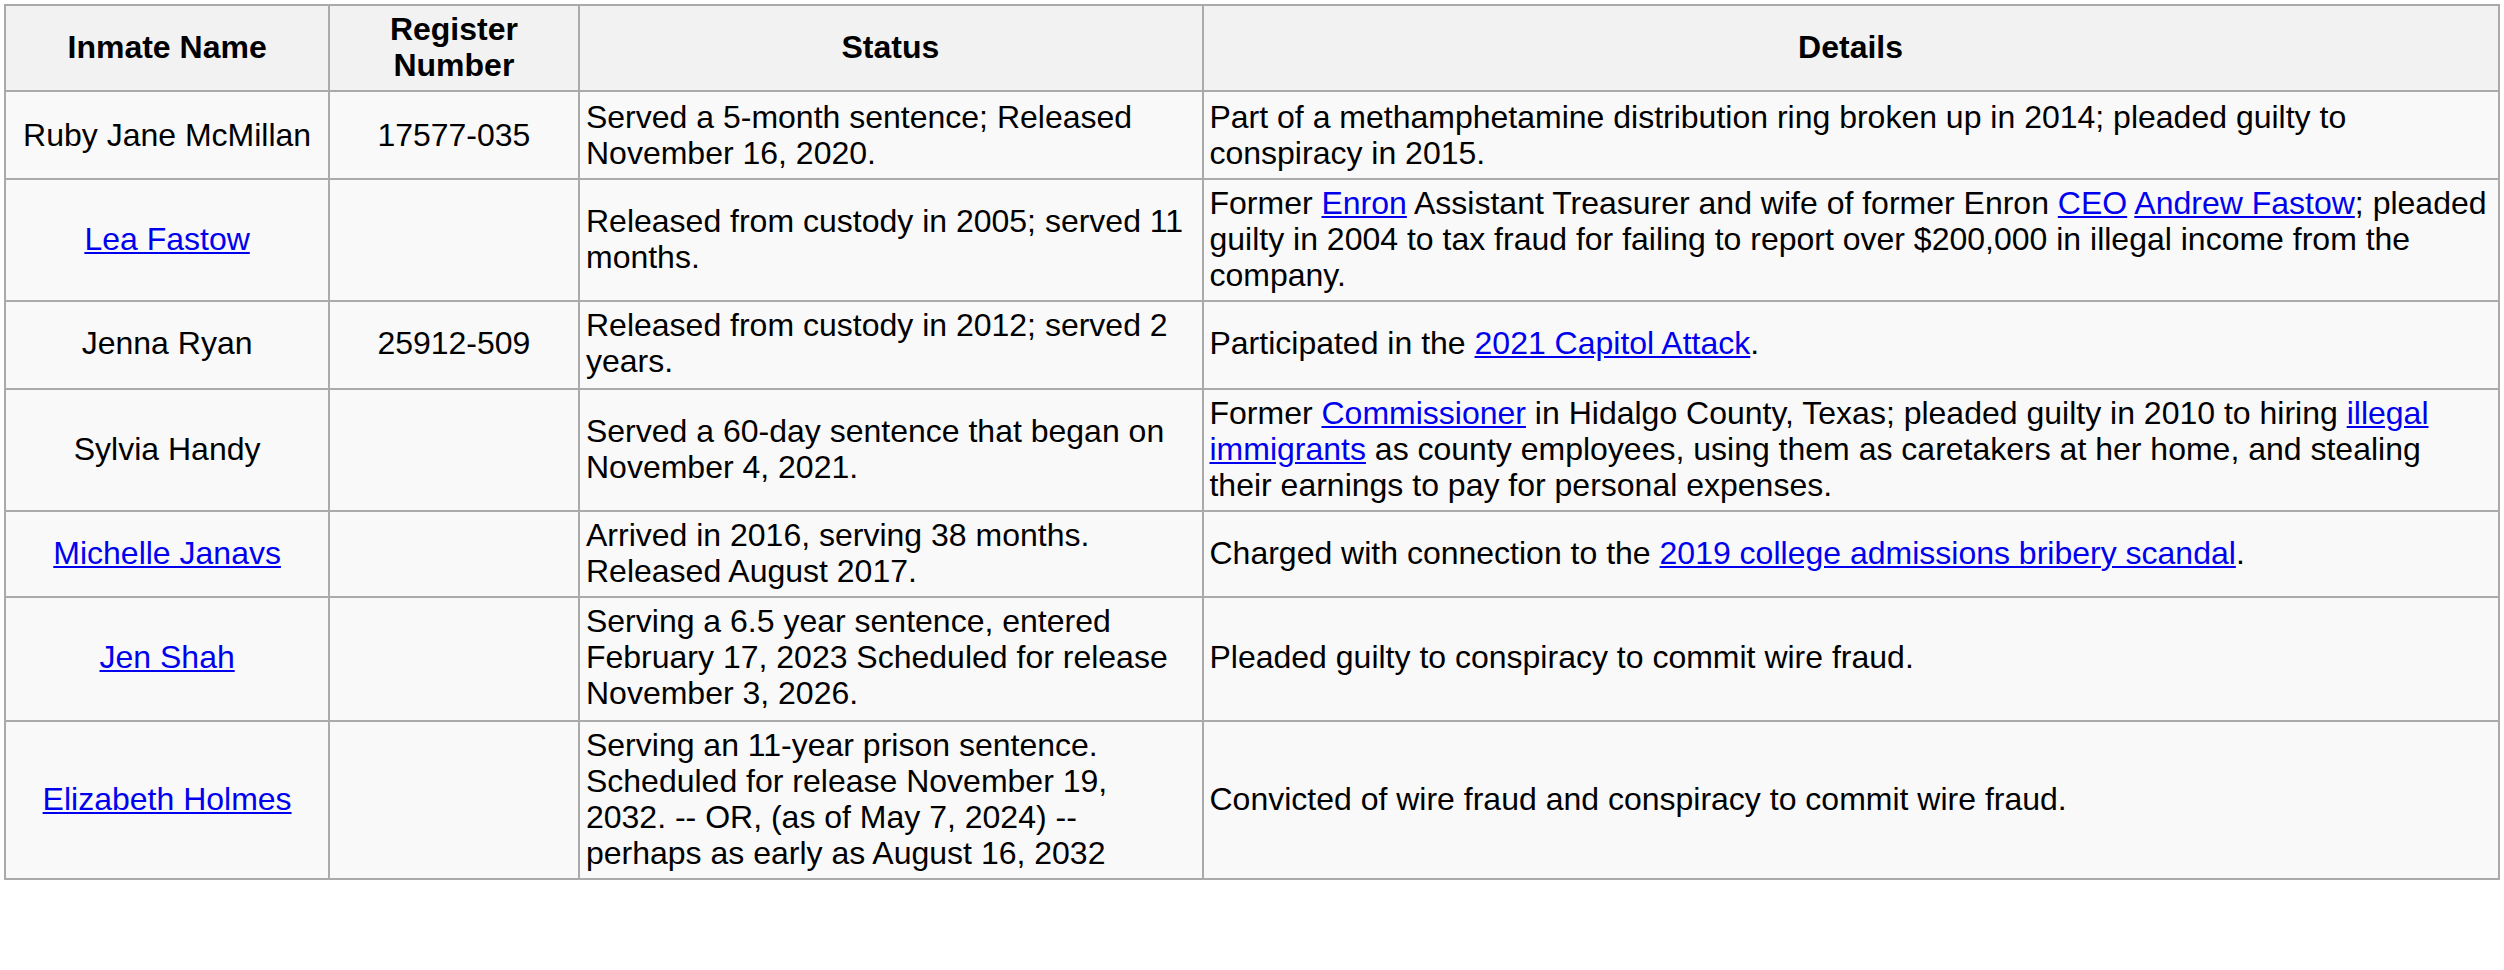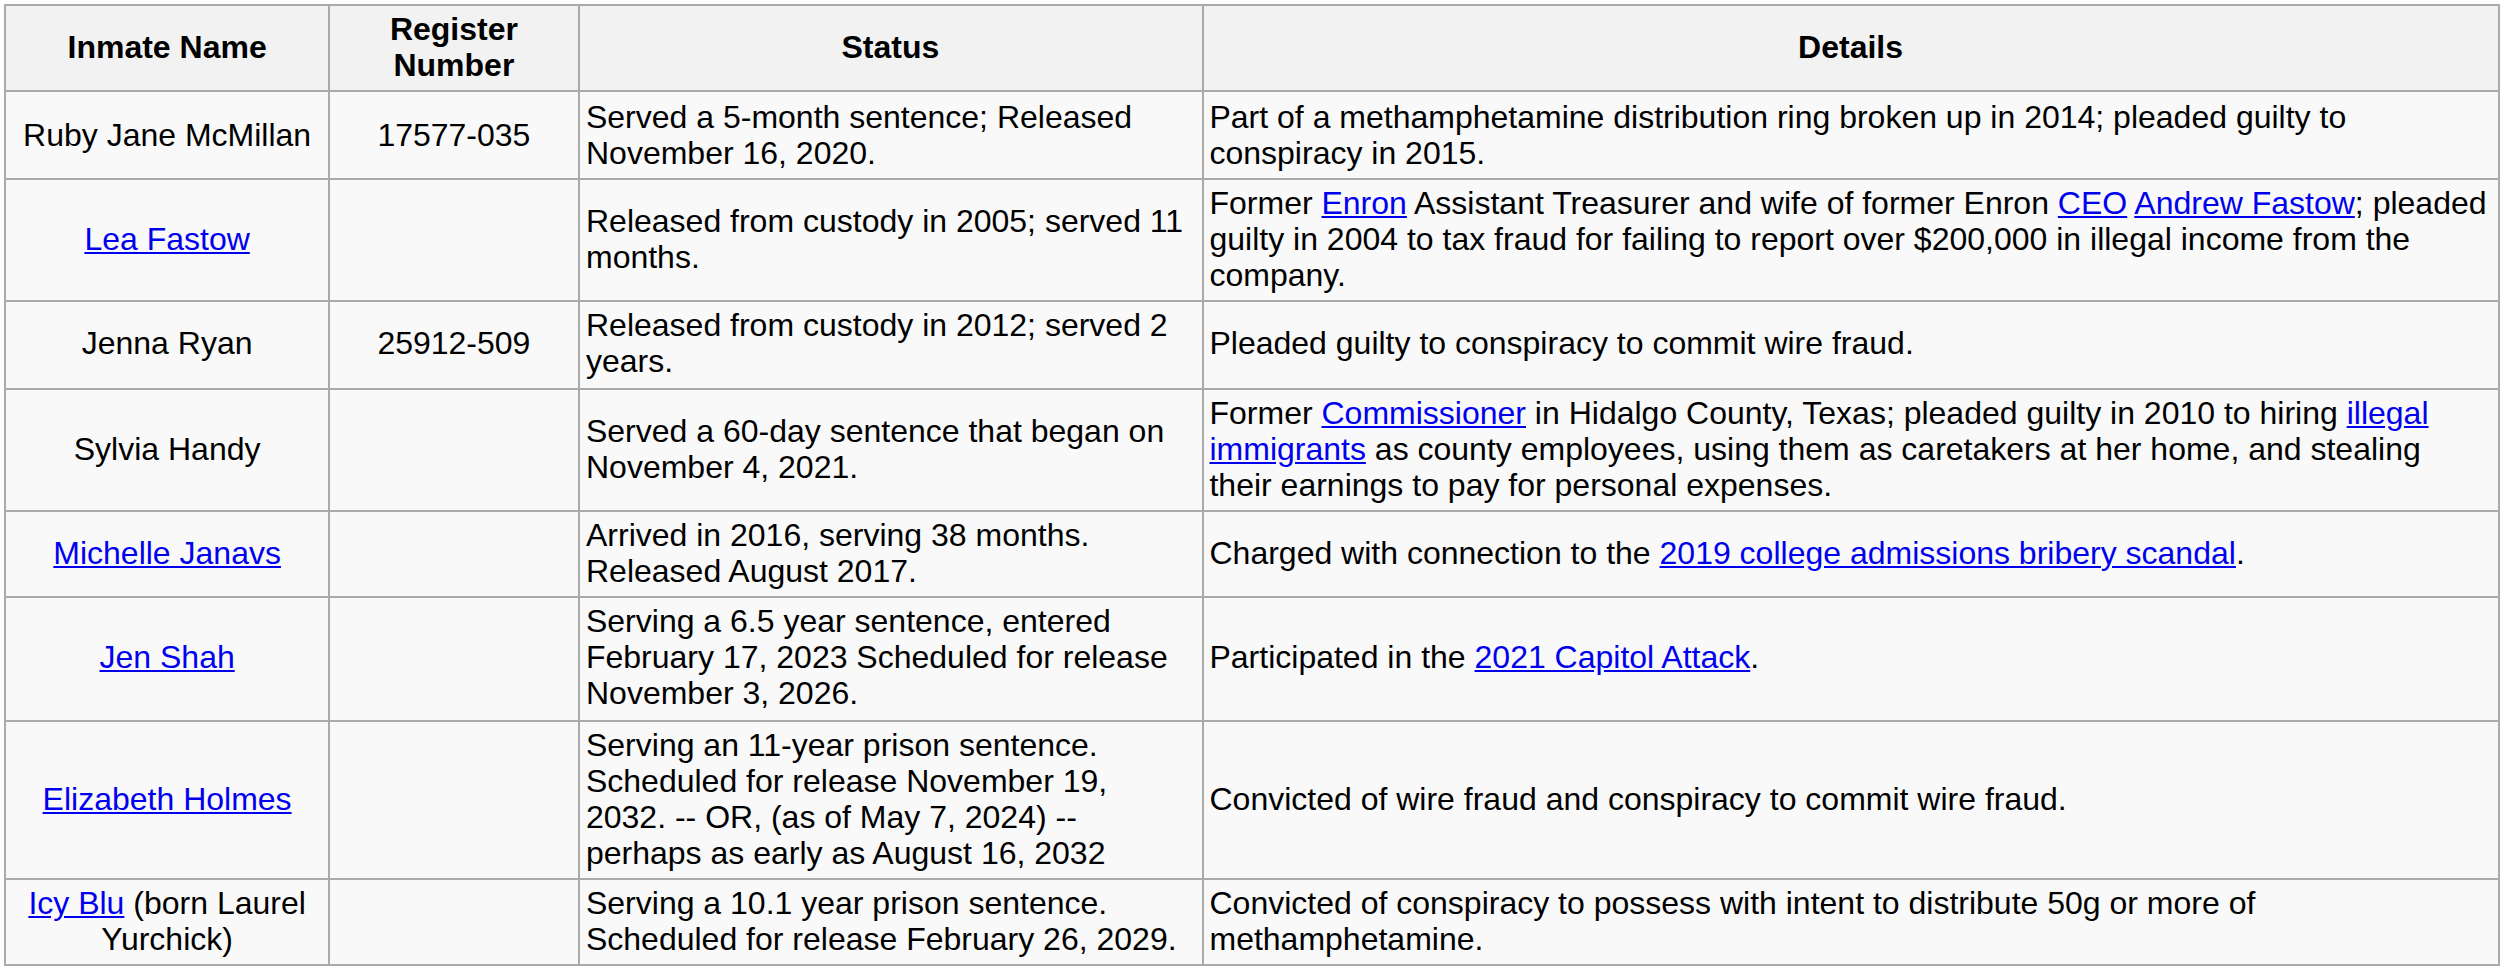(1484, 344) Participated in the 2021 Capitol Attack. -> (1562, 344) Pleaded guilty to conspiracy to commit wire fraud.
(1562, 658) Pleaded guilty to conspiracy to commit wire fraud. -> (1484, 658) Participated in the 2021 Capitol Attack.
+ row: (167, 921)
